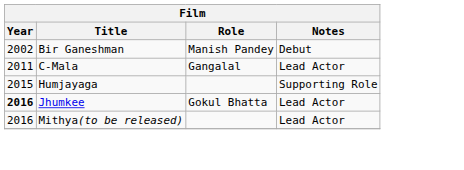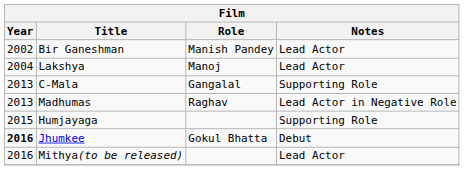(295, 49) Debut -> (312, 49) Lead Actor
+ row: (62, 67)
(20, 67) 2011 -> (20, 85) 2013
(312, 67) Lead Actor -> (328, 85) Supporting Role
+ row: (65, 102)
(312, 102) Lead Actor -> (295, 138) Debut
